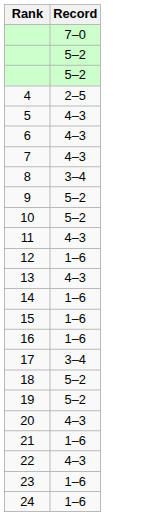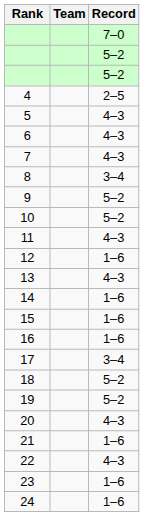+ column: (69, 14)
